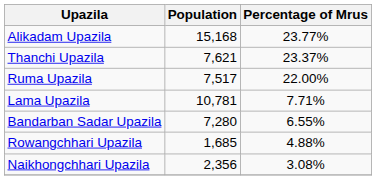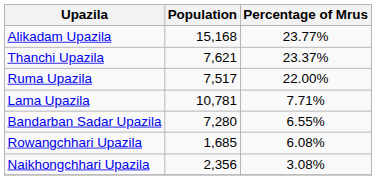(306, 143) 4.88% -> (306, 143) 6.08%
